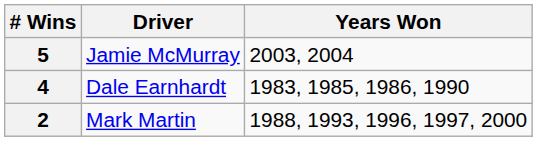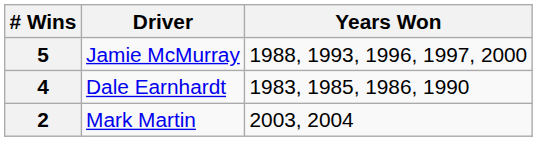(302, 54) 2003, 2004 -> (388, 54) 1988, 1993, 1996, 1997, 2000
(388, 120) 1988, 1993, 1996, 1997, 2000 -> (302, 120) 2003, 2004
